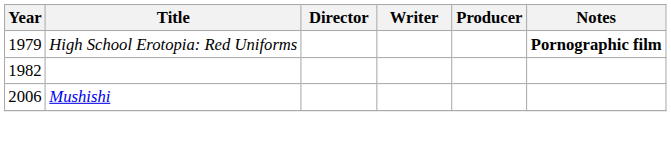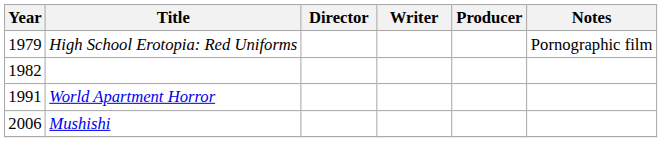(596, 44) bold -> (592, 44) normal
+ row: (25, 96)
